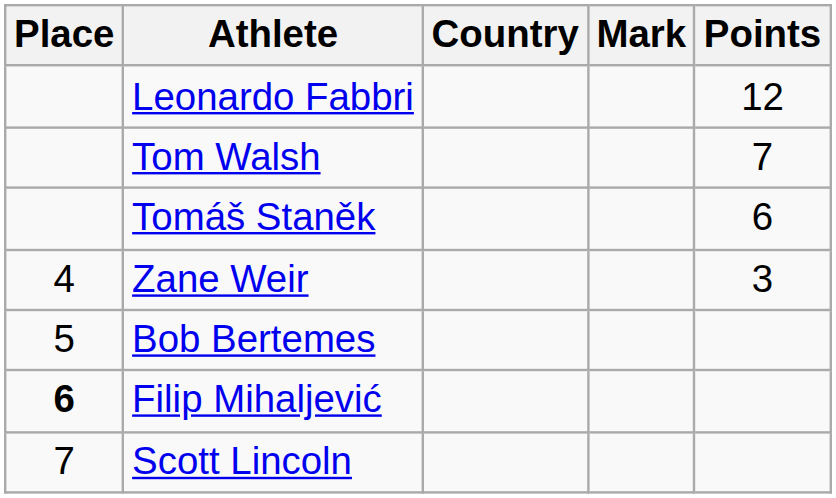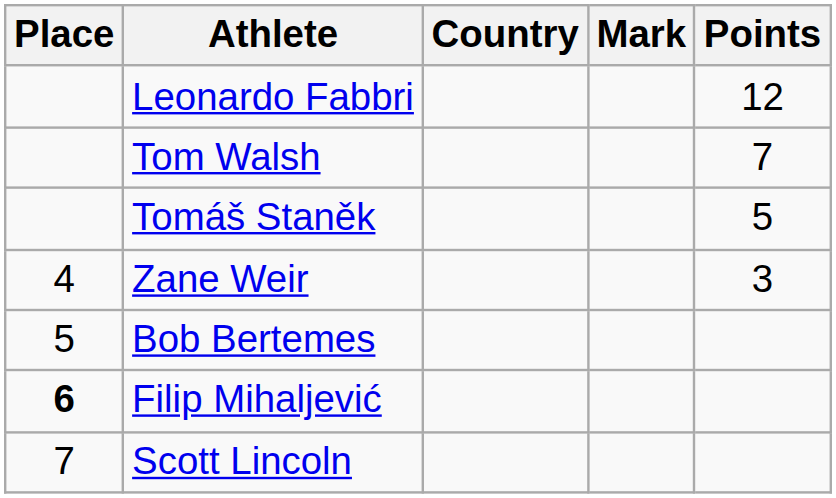(763, 217) 6 -> (763, 217) 5
